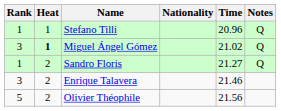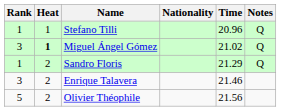(230, 64) 21.27 -> (230, 64) 21.29
